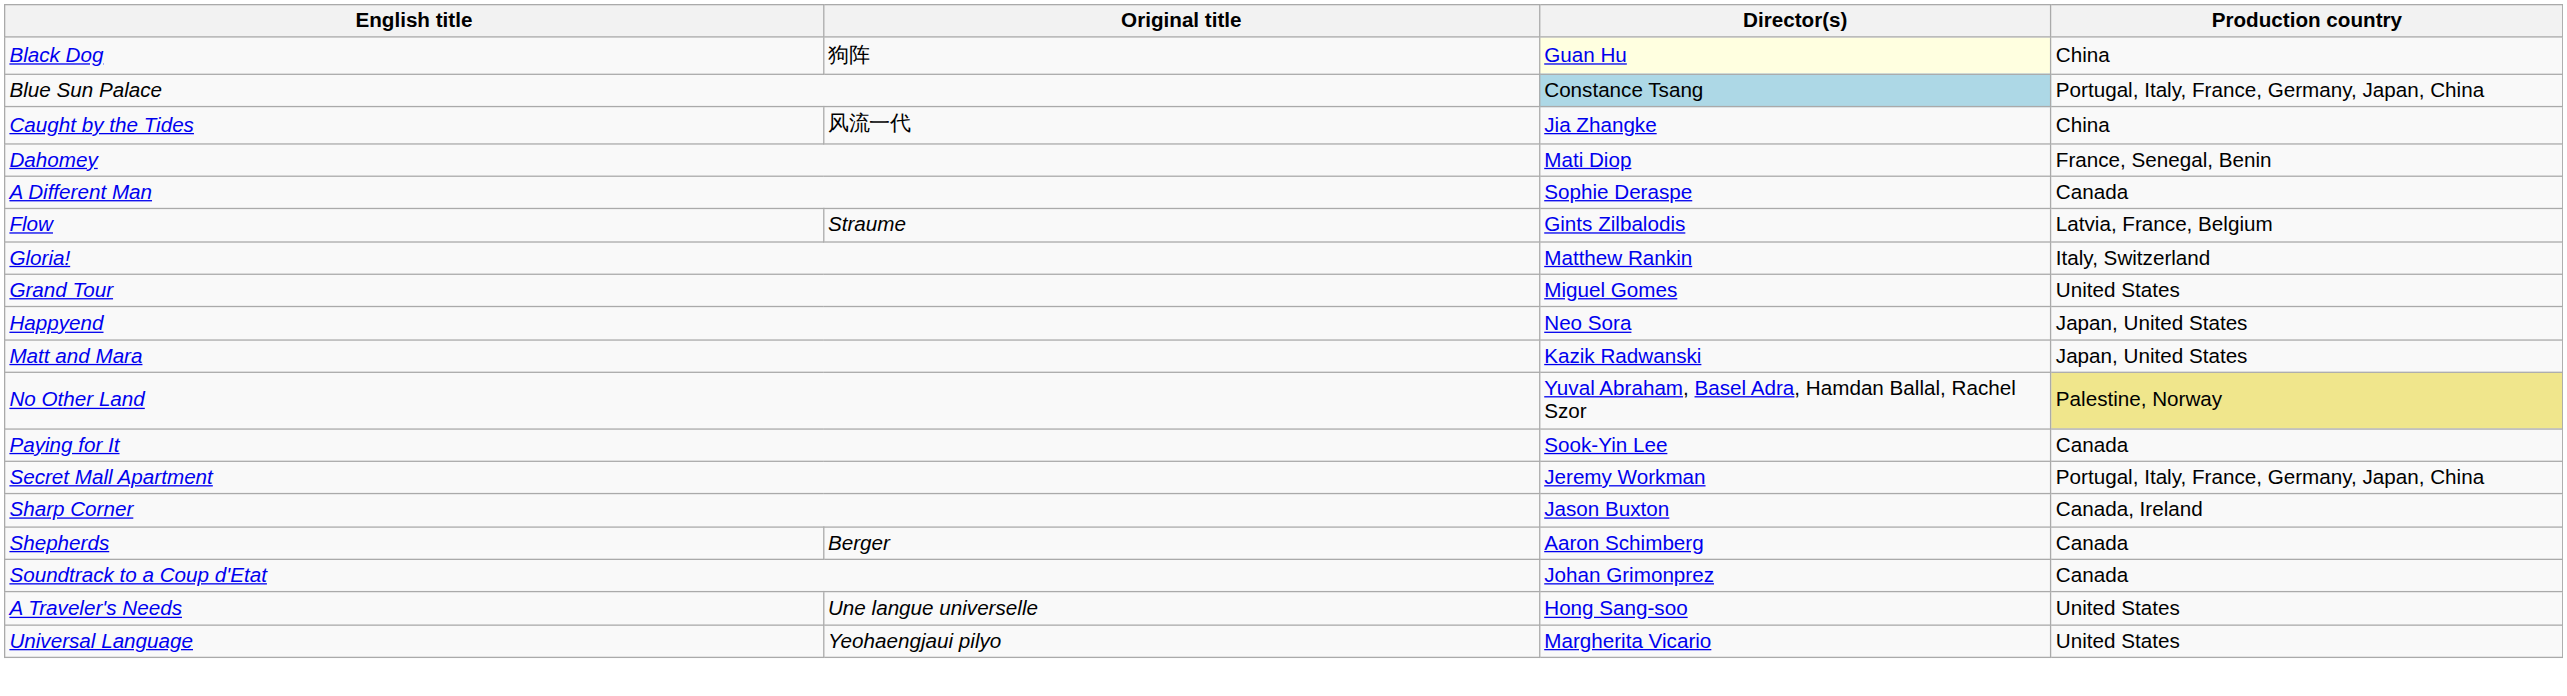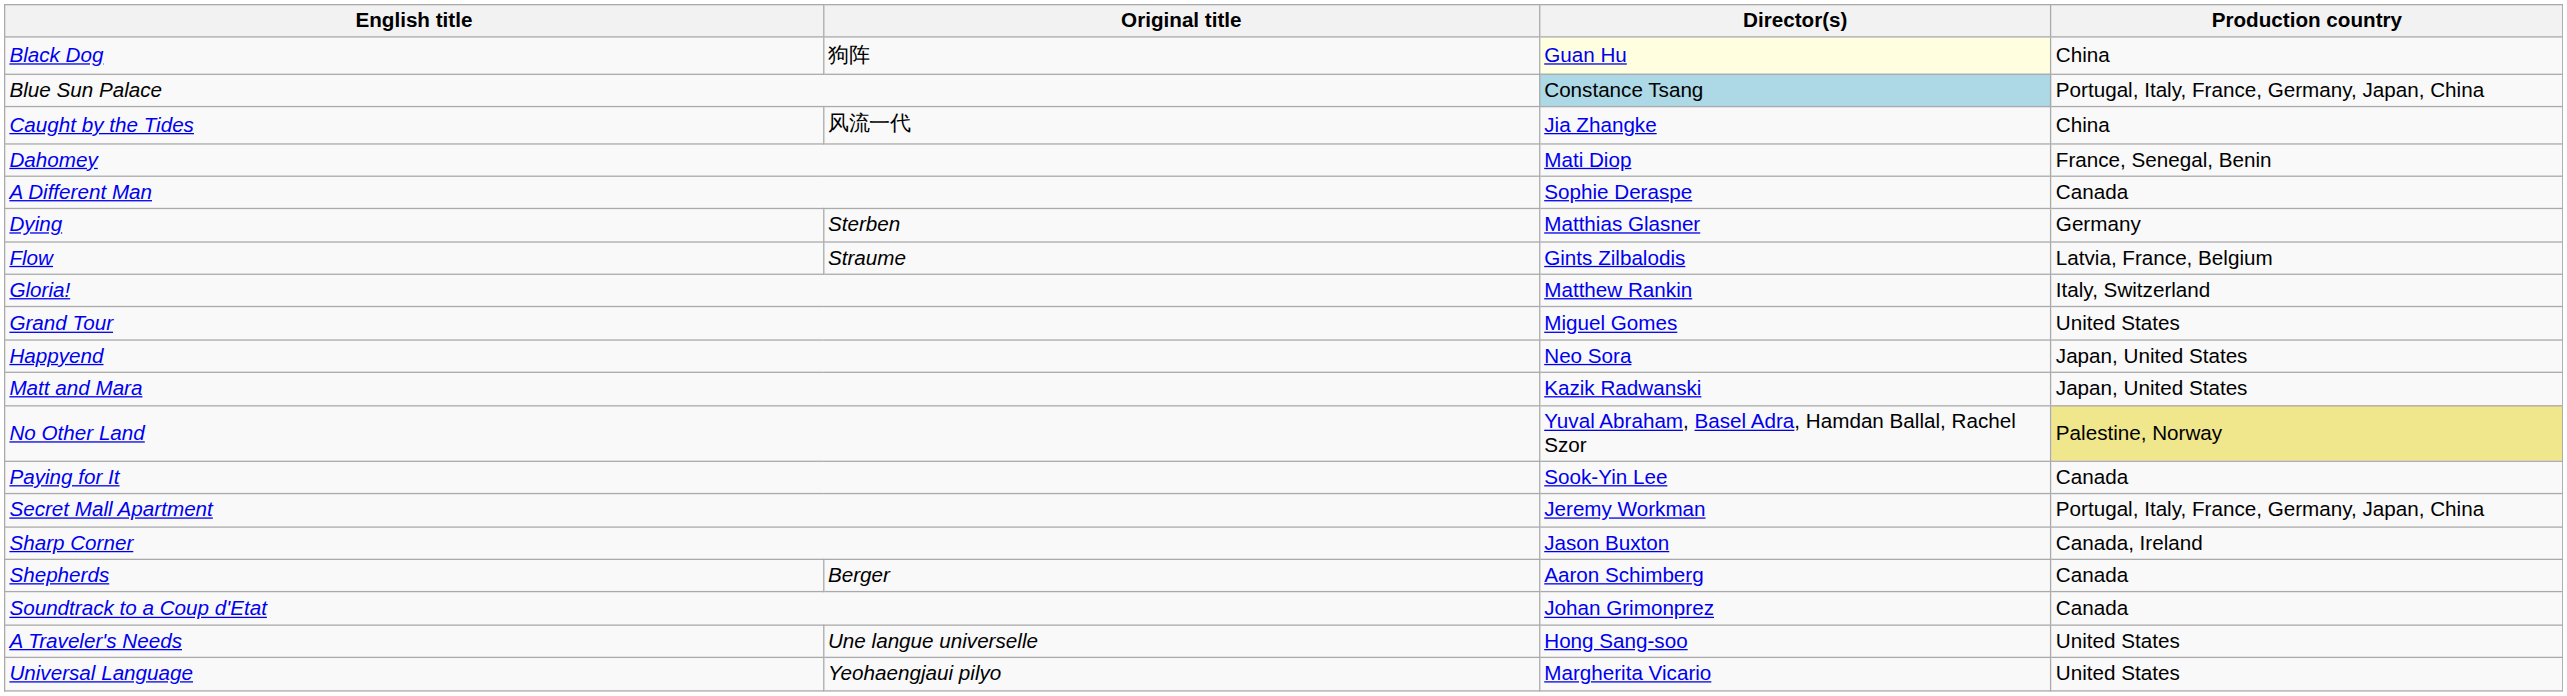+ row: (36, 225)
